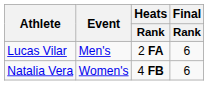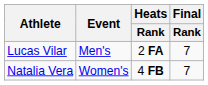(187, 52) 6 -> (187, 52) 7
(187, 71) 6 -> (187, 71) 7
